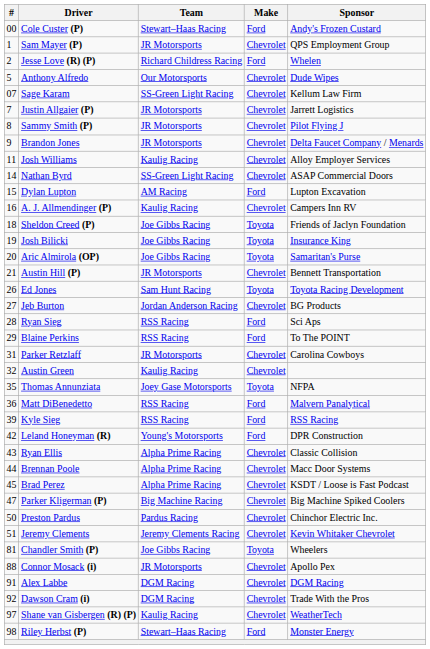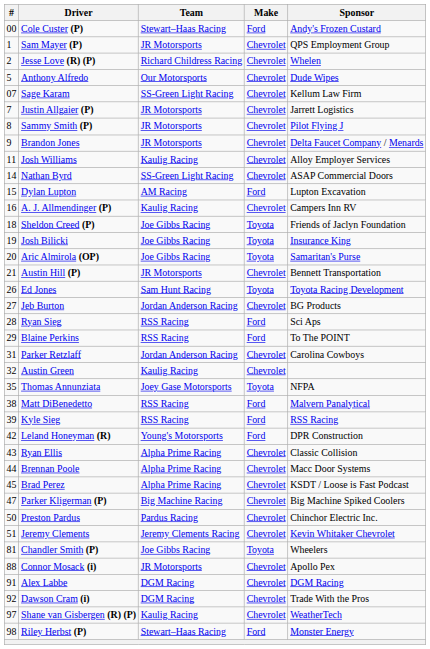(256, 61) Ford -> (266, 61) Chevrolet
(171, 354) JR Motorsports -> (189, 354) Jordan Anderson Racing
(12, 403) 36 -> (12, 403) 38
